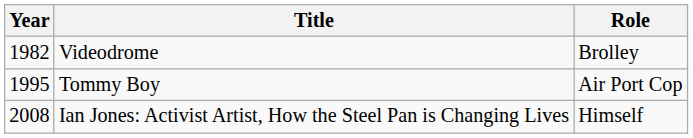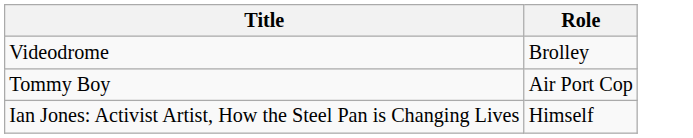- column: (29, 20)
